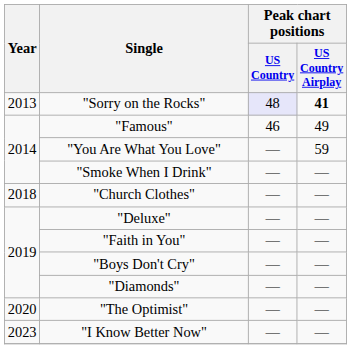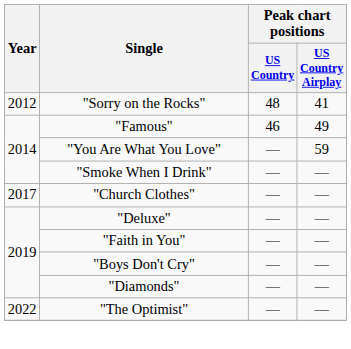(22, 103) 2013 -> (22, 103) 2012
(273, 103) lavender background -> (273, 103) no background
(322, 103) bold -> (322, 103) normal
(22, 195) 2018 -> (22, 195) 2017
(22, 309) 2020 -> (22, 309) 2022
- row: (144, 332)
